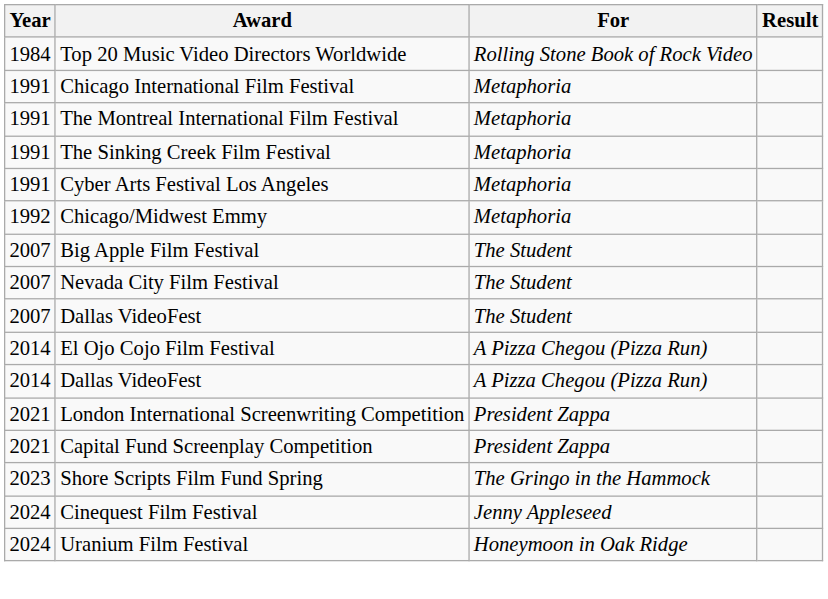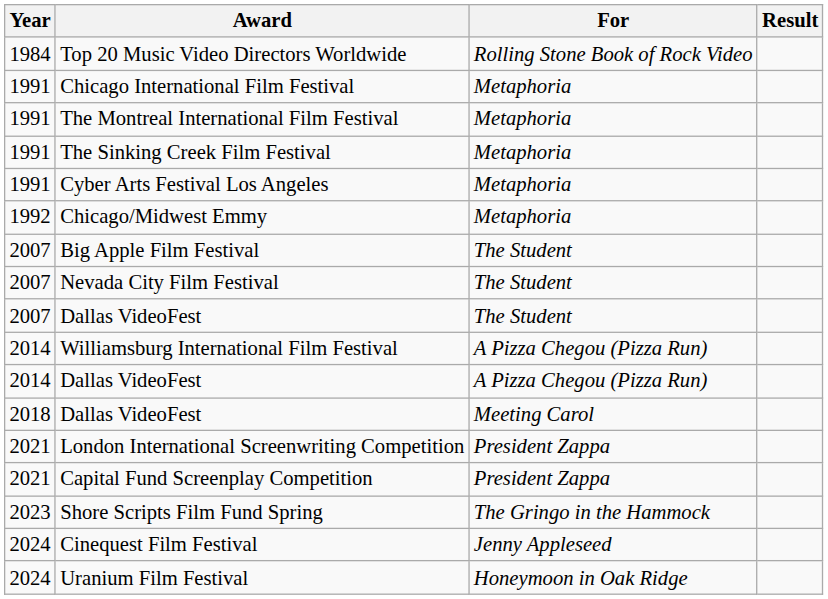+ row: (30, 348)
- row: (30, 348)
+ row: (30, 413)
